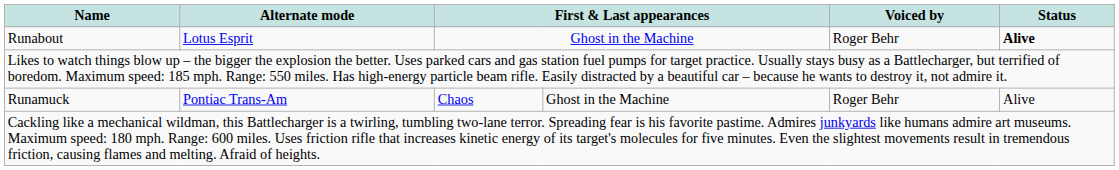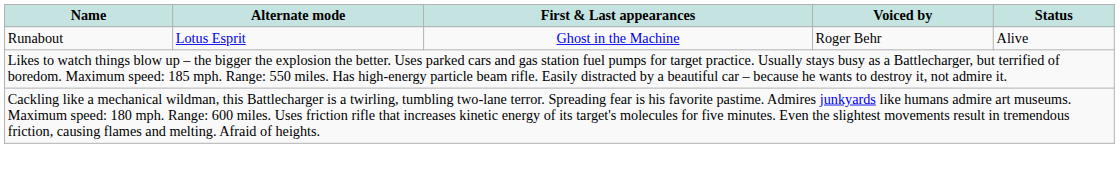(1019, 38) bold -> (1012, 38) normal
- row: (39, 99)
